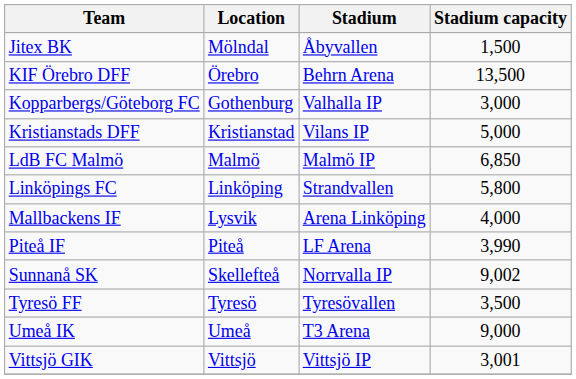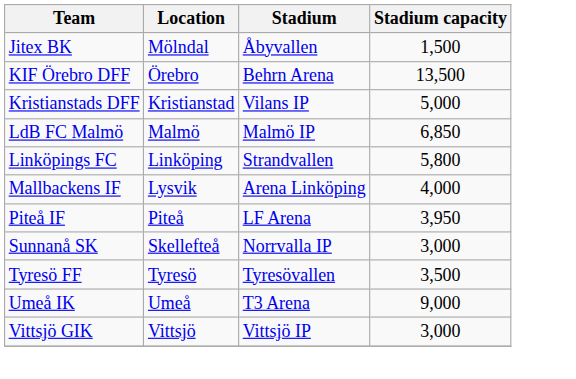- row: (104, 103)
(500, 246) 3,990 -> (440, 217) 3,950
(500, 274) 9,002 -> (440, 246) 3,000
(500, 359) 3,001 -> (440, 331) 3,000
